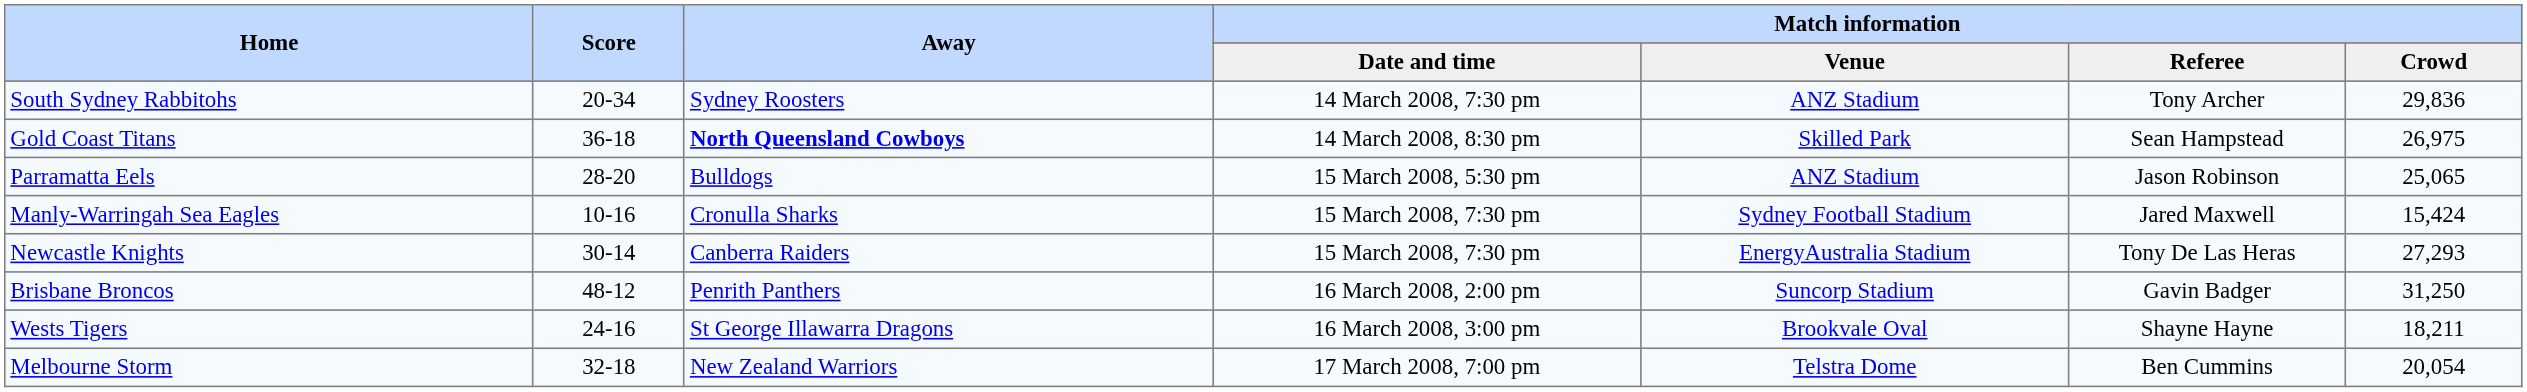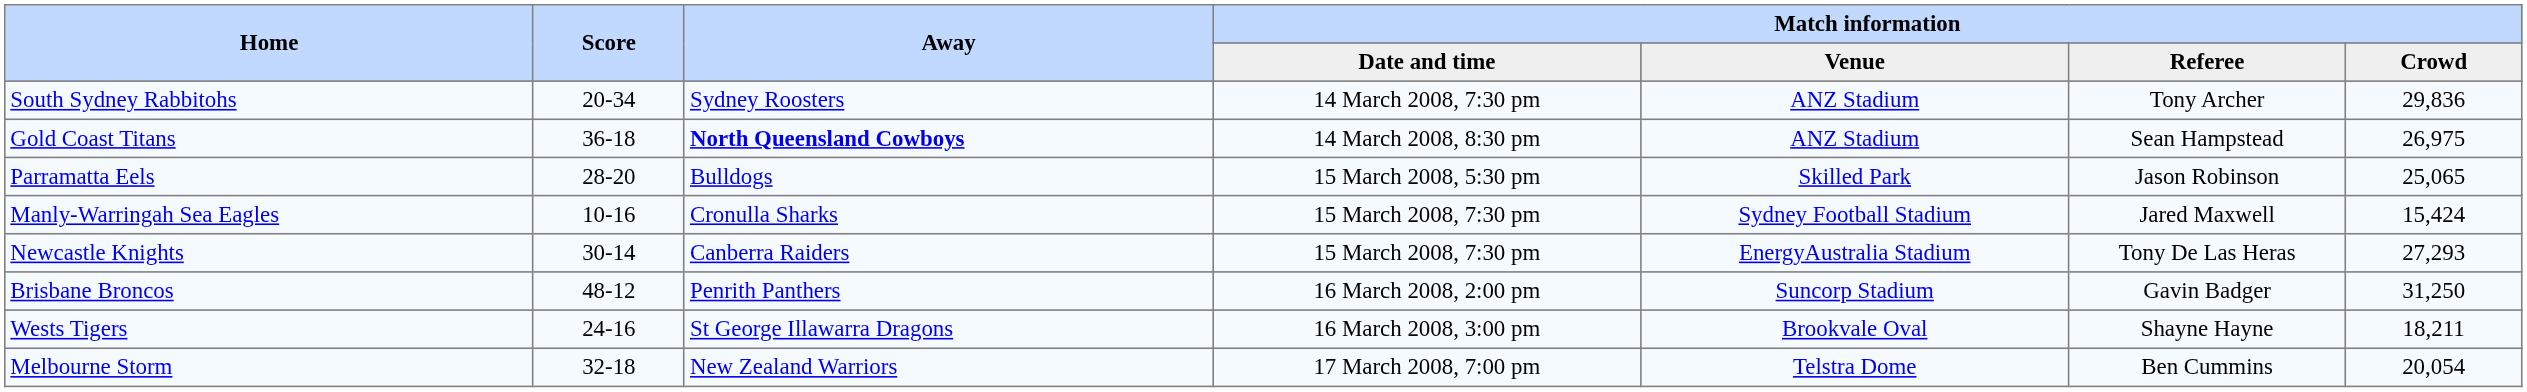(1855, 138) Skilled Park -> (1855, 138) ANZ Stadium
(1855, 176) ANZ Stadium -> (1855, 176) Skilled Park
